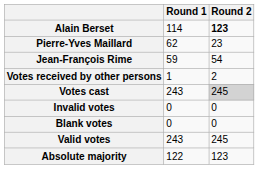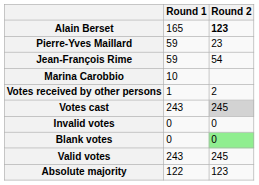(174, 28) 114 -> (175, 28) 165
(172, 44) 62 -> (172, 44) 59
+ row: (84, 76)
(214, 124) no background -> (214, 140) lightgreen background
